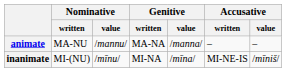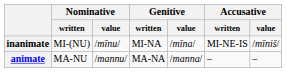rows swapped: (28, 43) <-> (28, 59)
